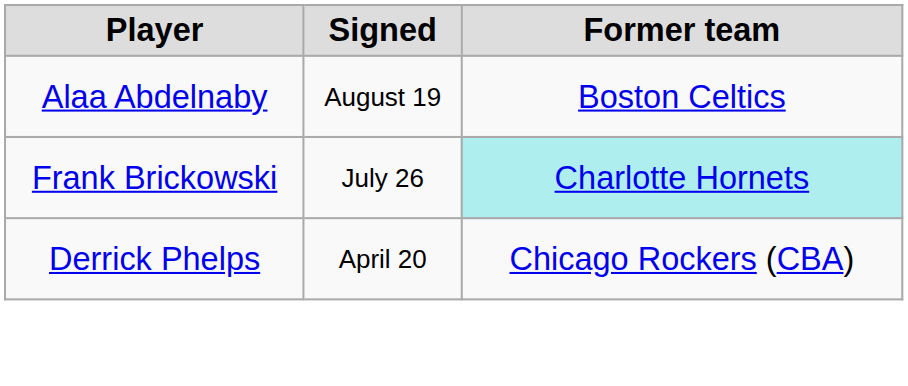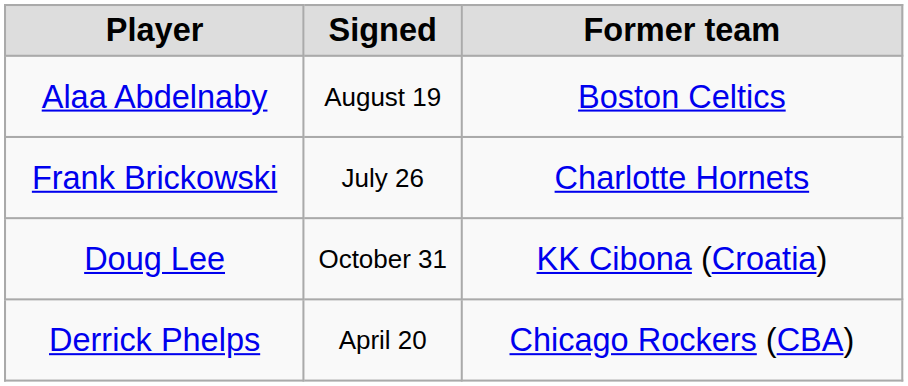(682, 177) paleturquoise background -> (682, 177) no background
+ row: (155, 259)
